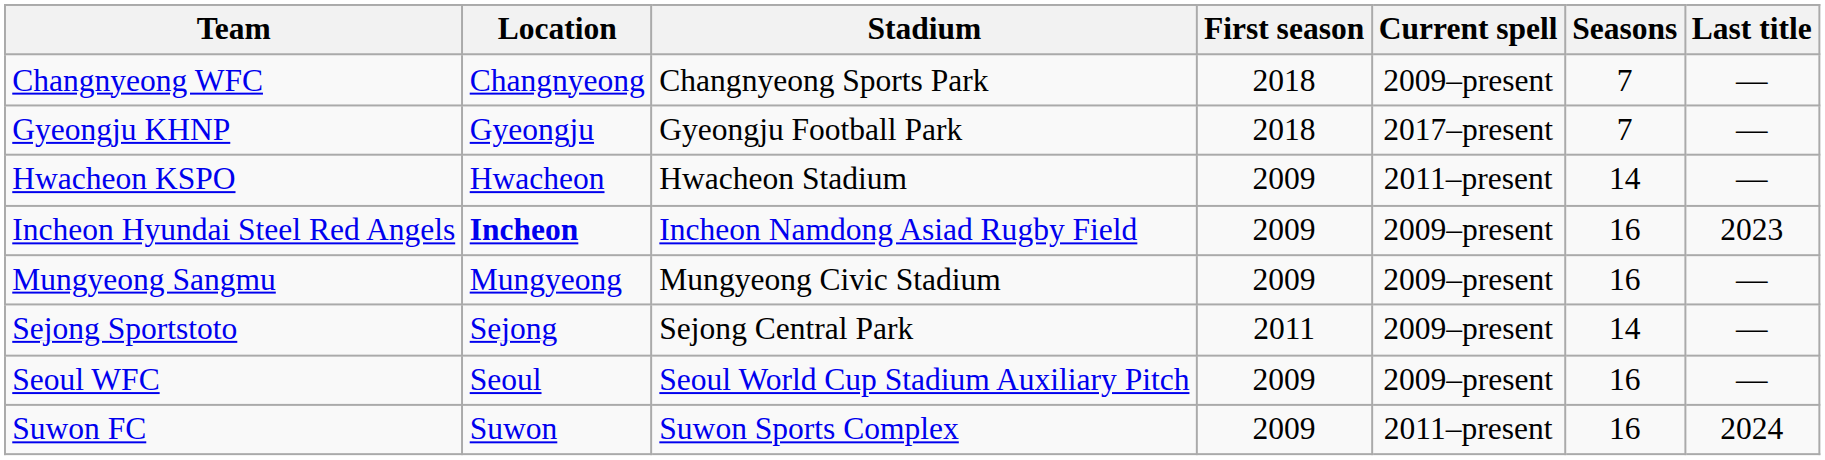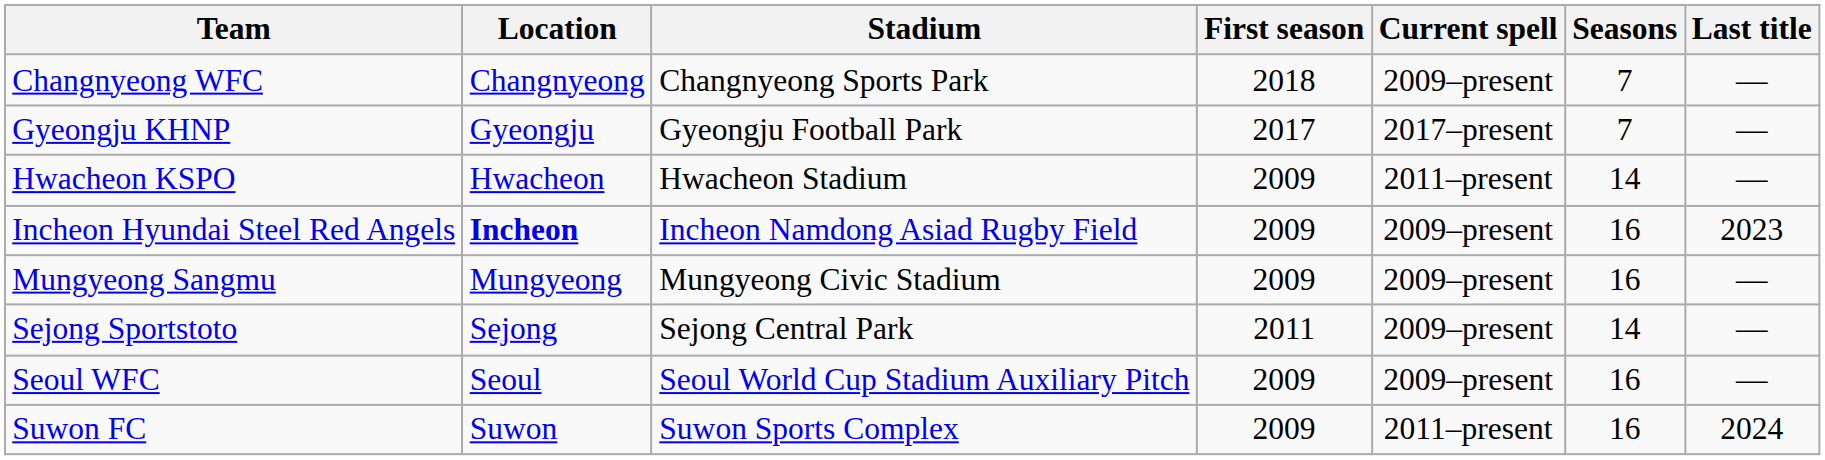(1284, 129) 2018 -> (1284, 129) 2017
